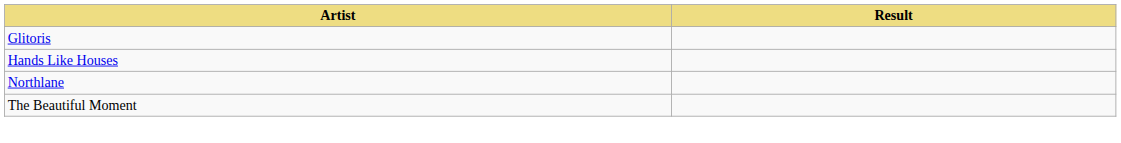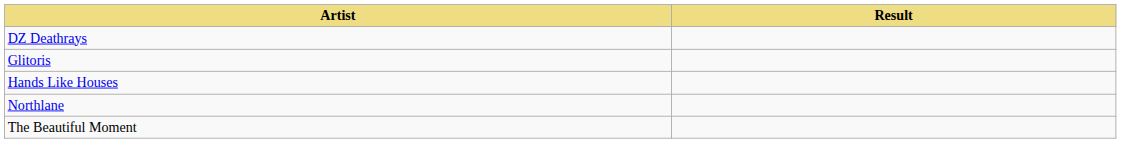+ row: (47, 37)
